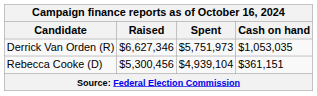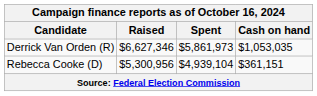(206, 47) $5,751,973 -> (206, 47) $5,861,973
(147, 64) $5,300,456 -> (147, 64) $5,300,956
